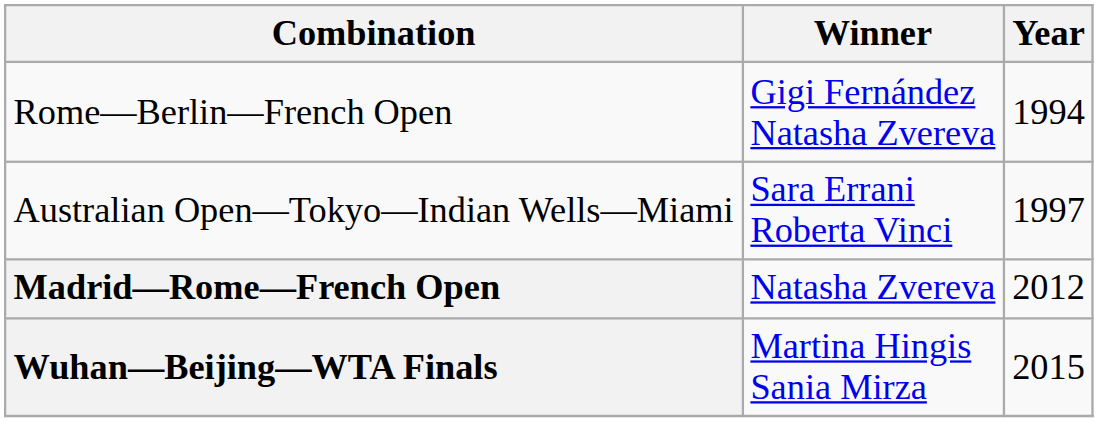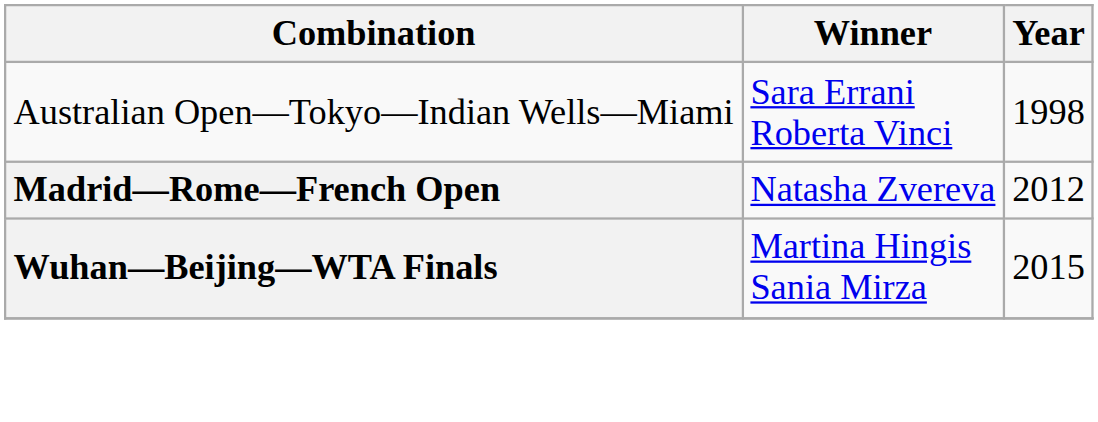- row: (233, 111)
(1048, 209) 1997 -> (1048, 111) 1998
